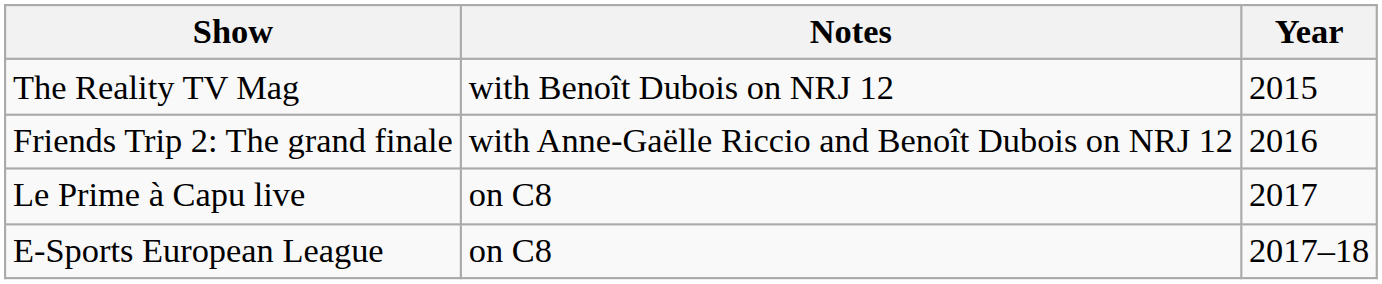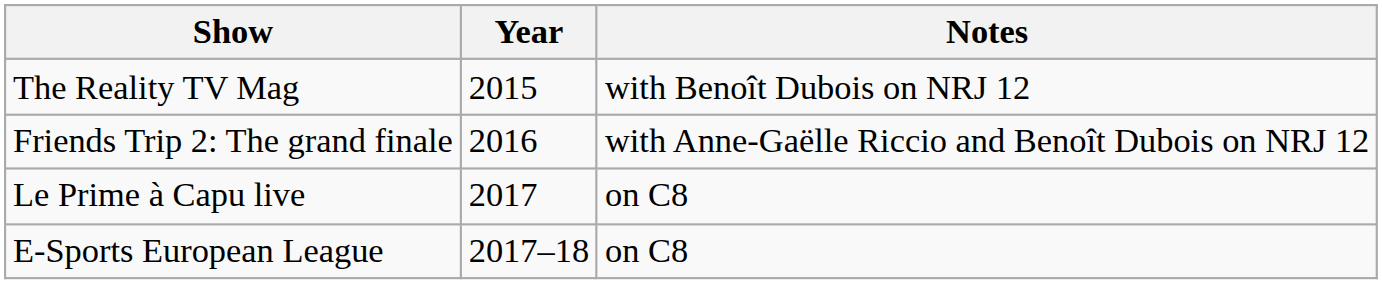columns swapped: (1309, 31) <-> (851, 31)
